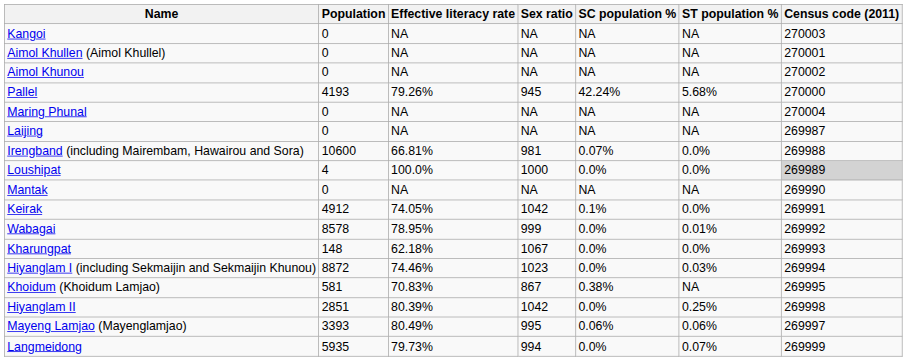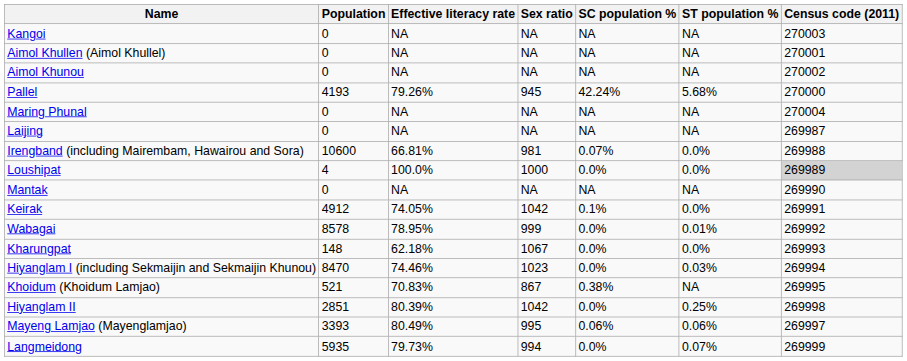(335, 268) 8872 -> (335, 268) 8470
(332, 287) 581 -> (332, 287) 521
